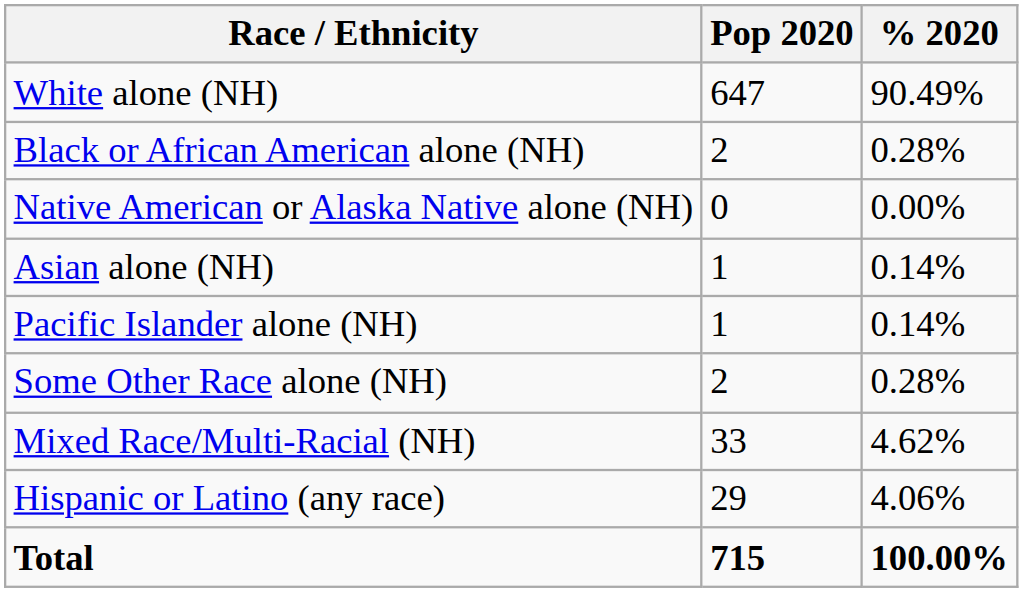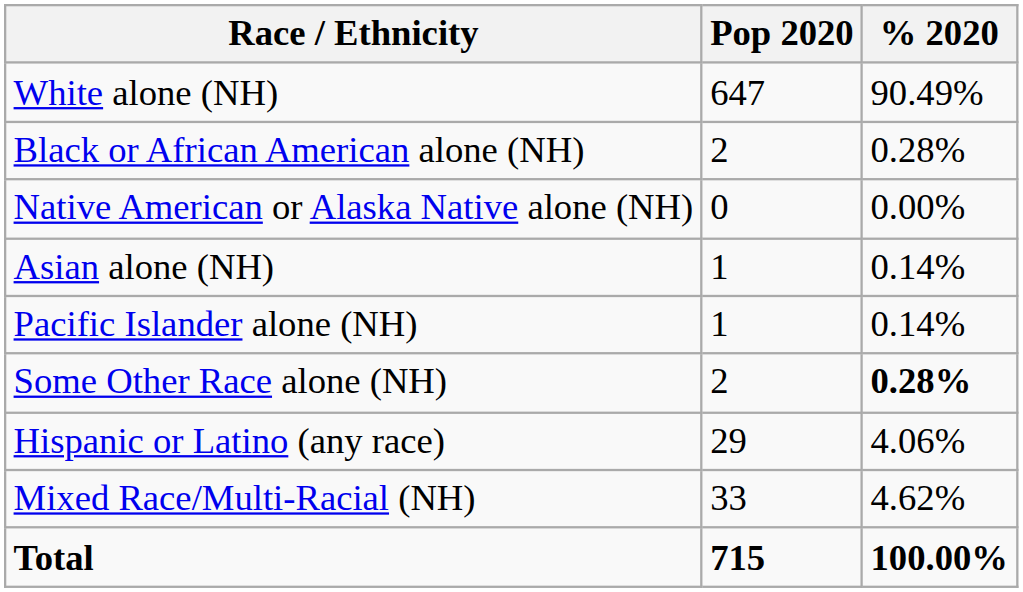(918, 382) normal -> (921, 382) bold
rows swapped: (245, 440) <-> (229, 498)
